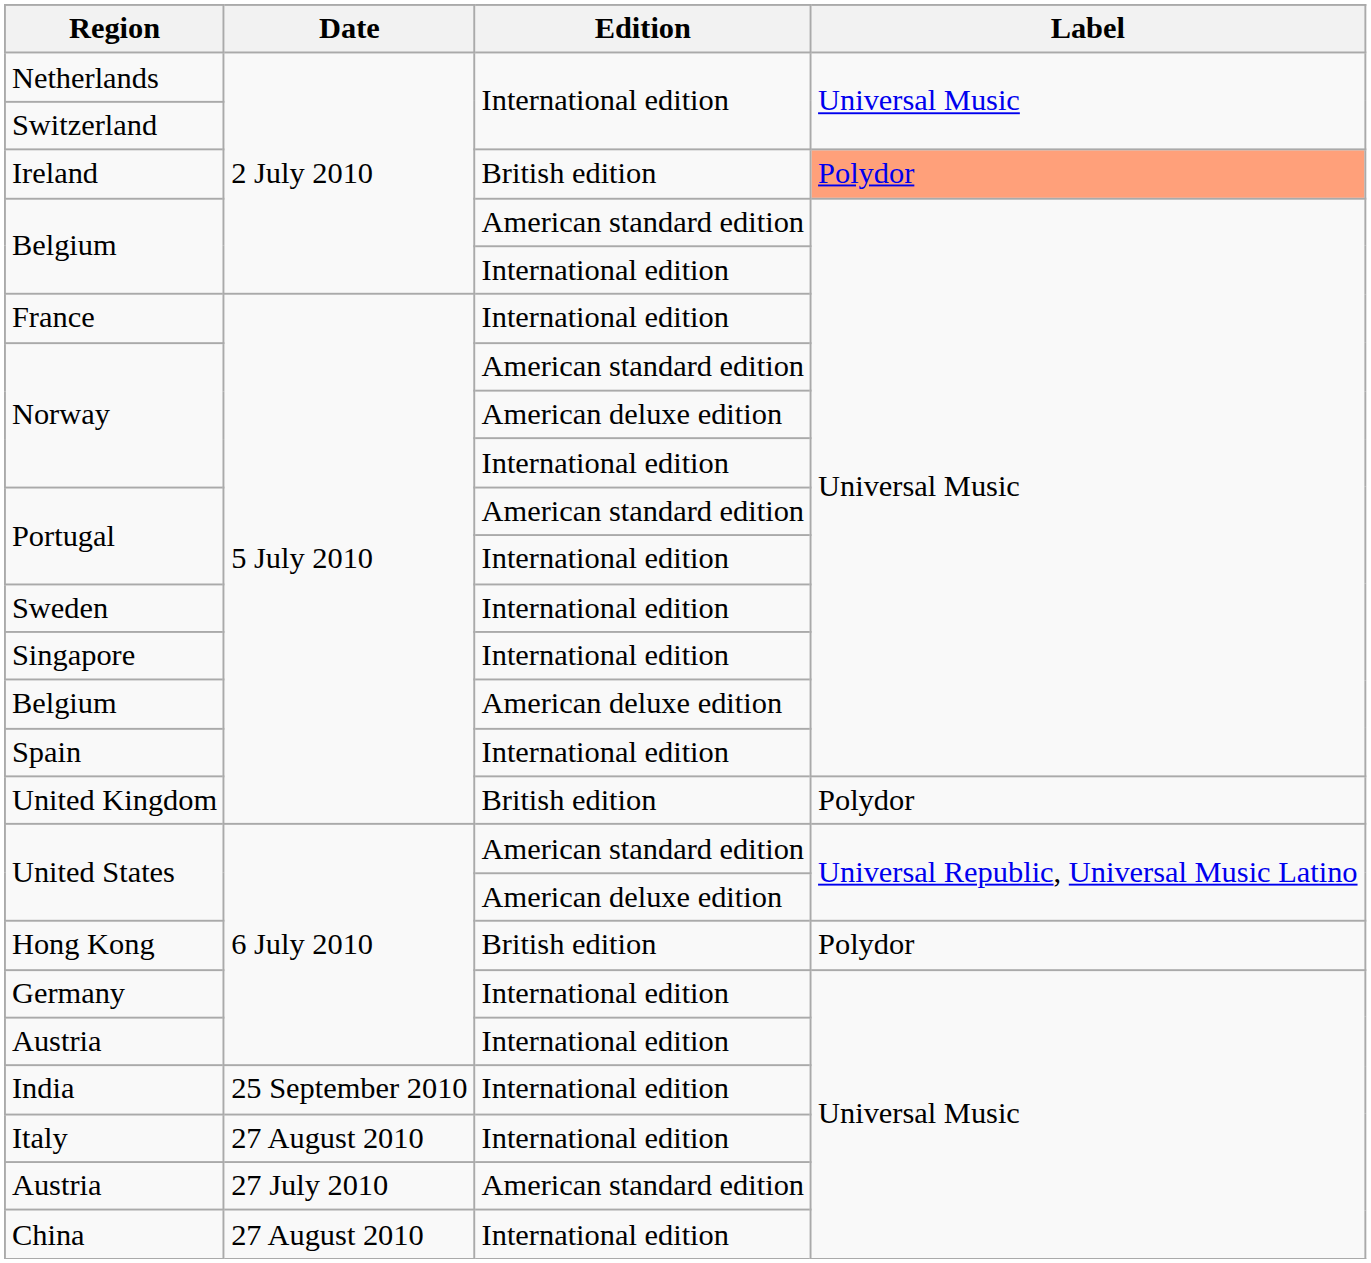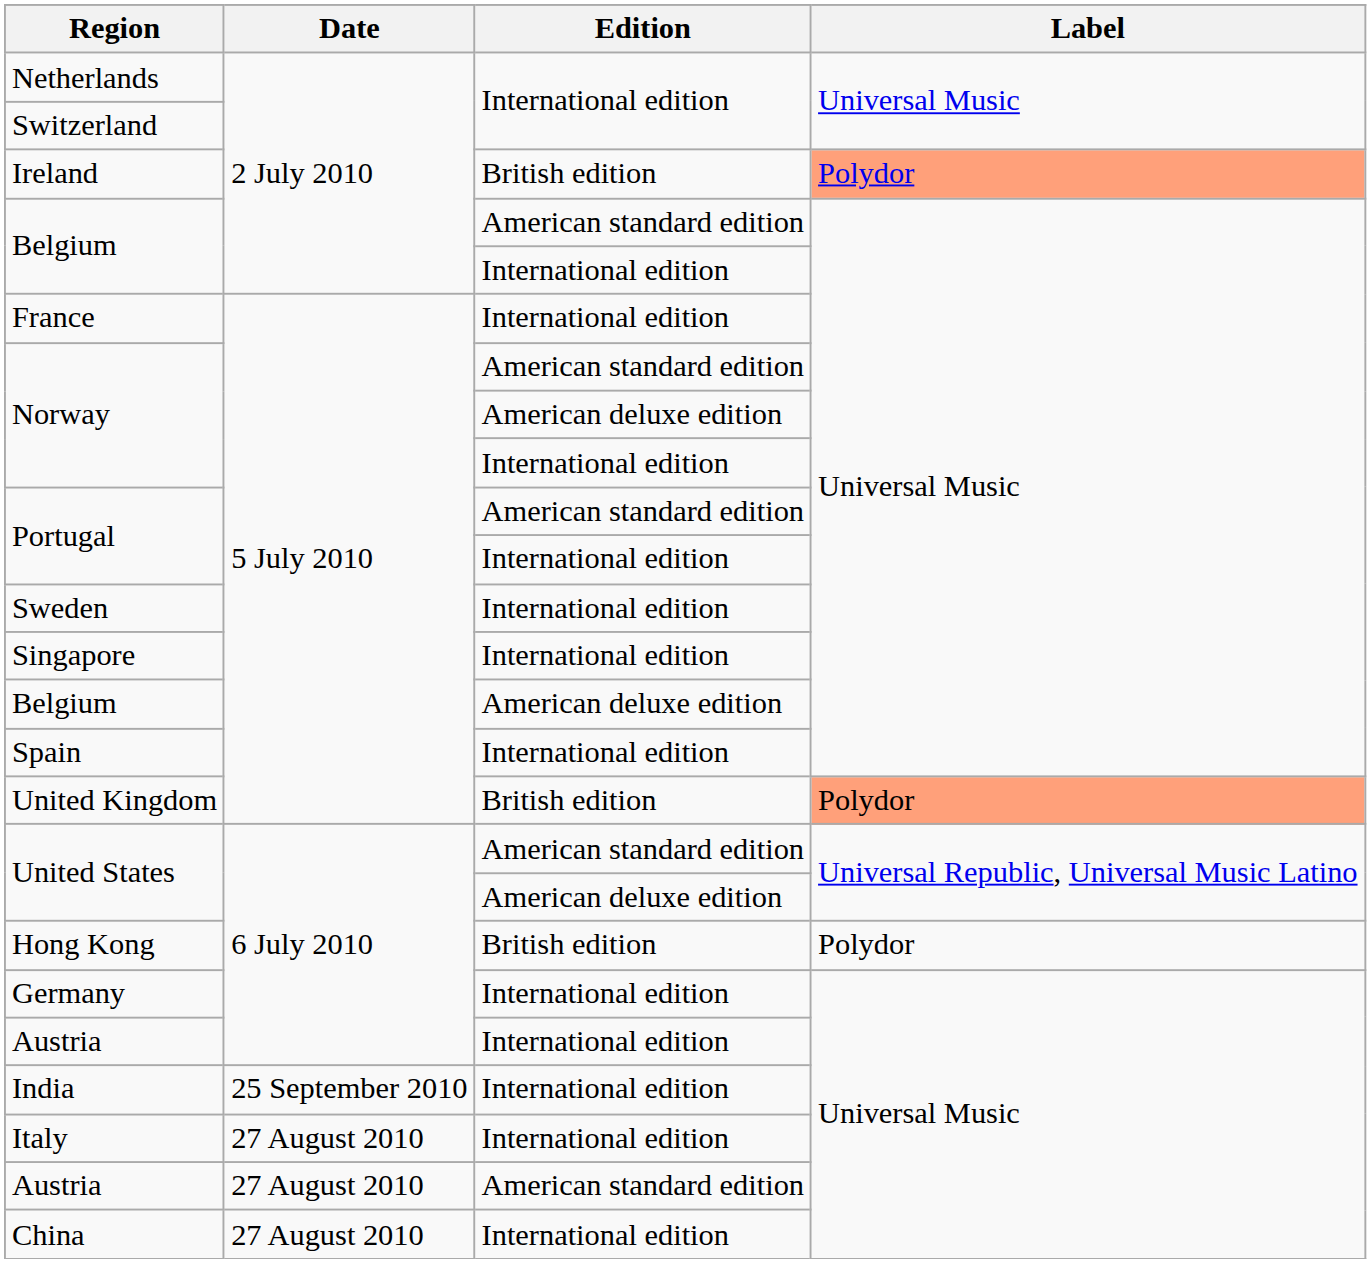(866, 800) no background -> (866, 800) lightsalmon background
(310, 1185) 27 July 2010 -> (327, 1185) 27 August 2010
